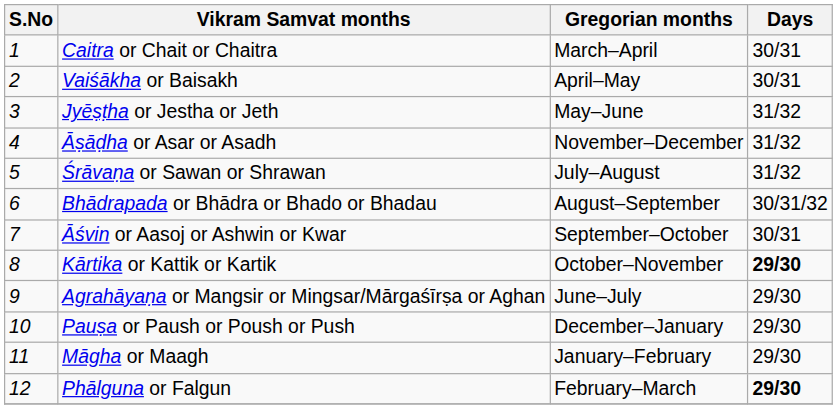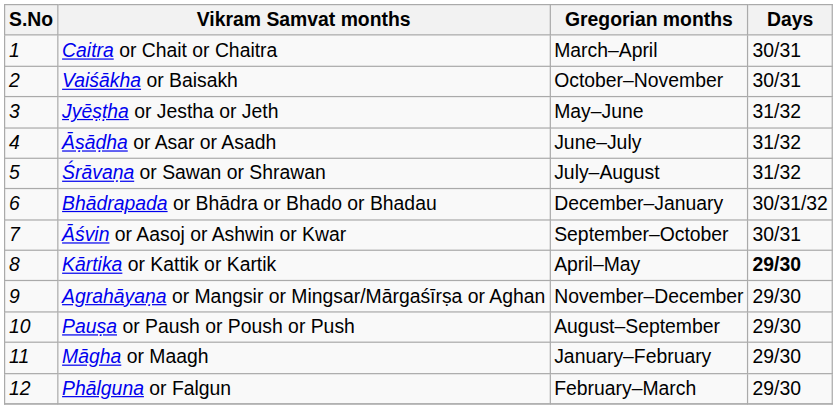(597, 81) April–May -> (639, 81) October–November
(649, 142) November–December -> (598, 142) June–July
(637, 204) August–September -> (639, 204) December–January
(639, 265) October–November -> (597, 265) April–May
(598, 296) June–July -> (649, 296) November–December
(639, 326) December–January -> (637, 326) August–September
(777, 388) bold -> (777, 388) normal
